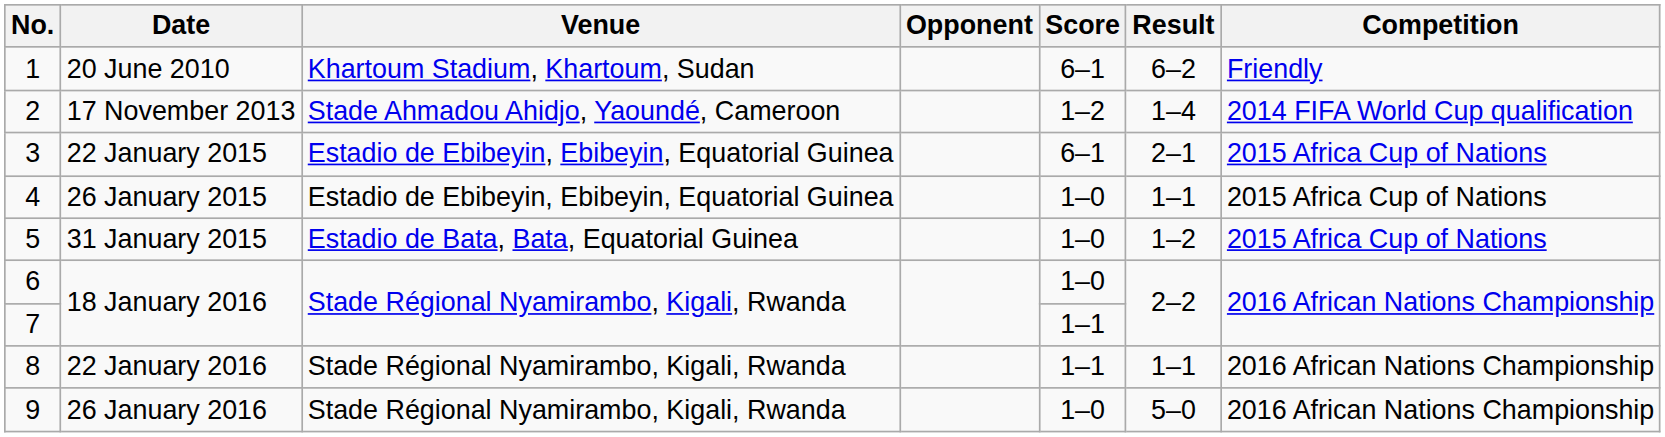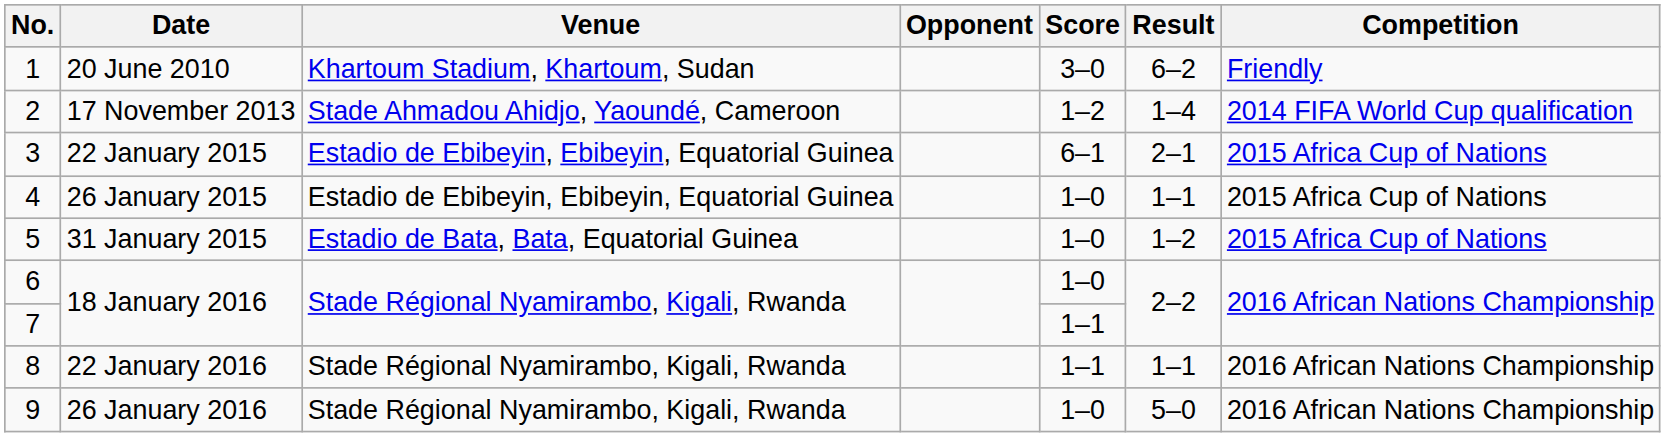(1083, 68) 6–1 -> (1083, 68) 3–0
